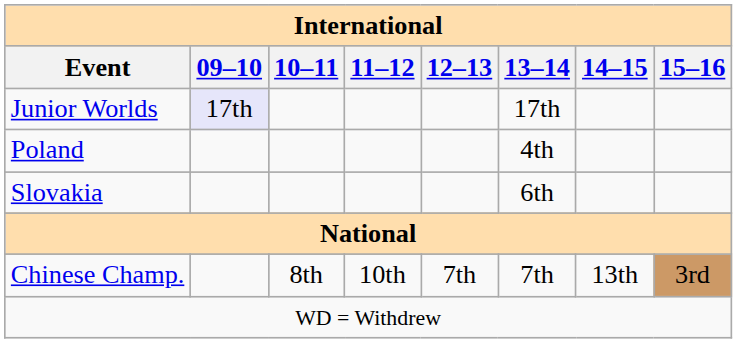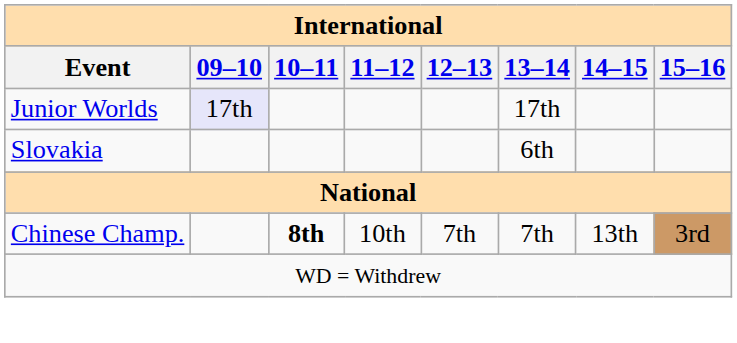- row: (47, 150)
(306, 274) normal -> (306, 233) bold
